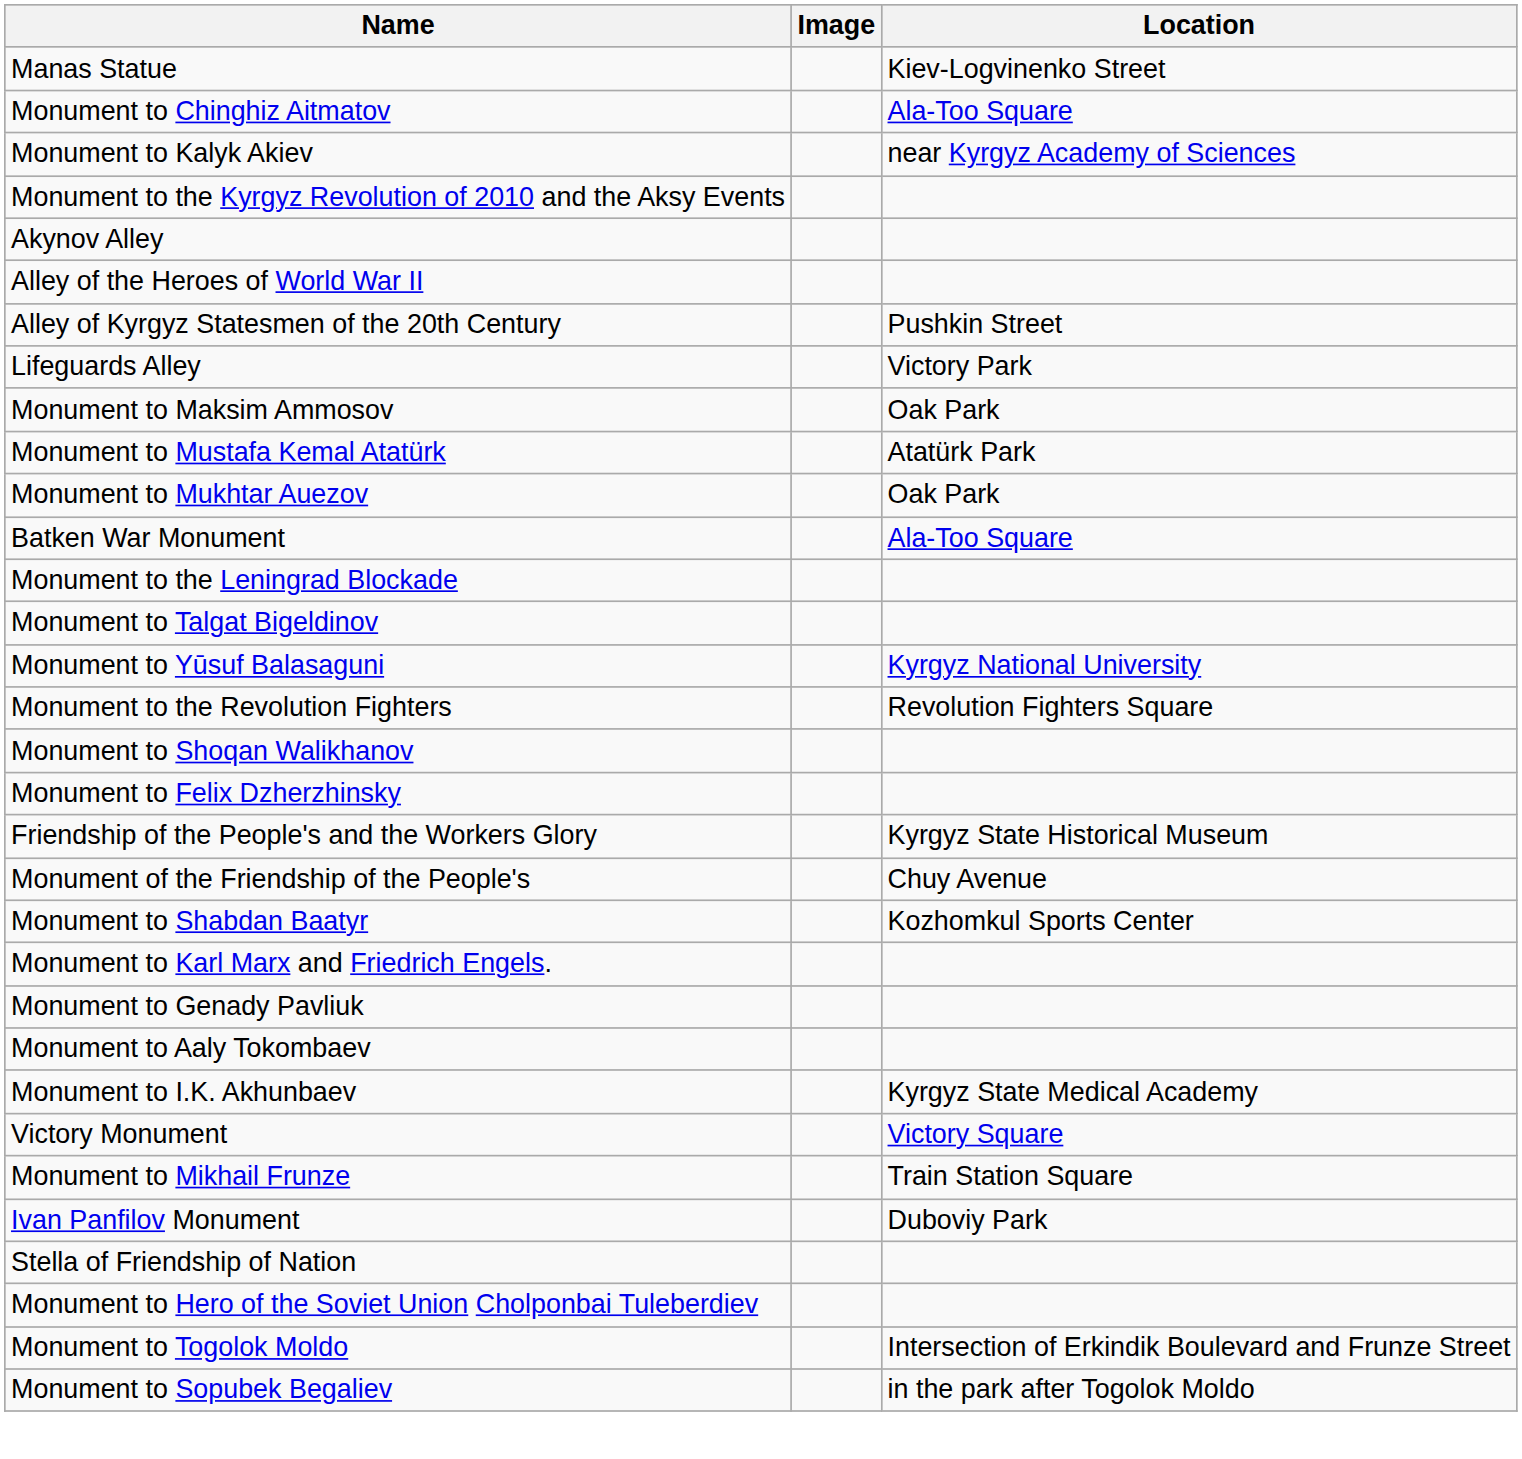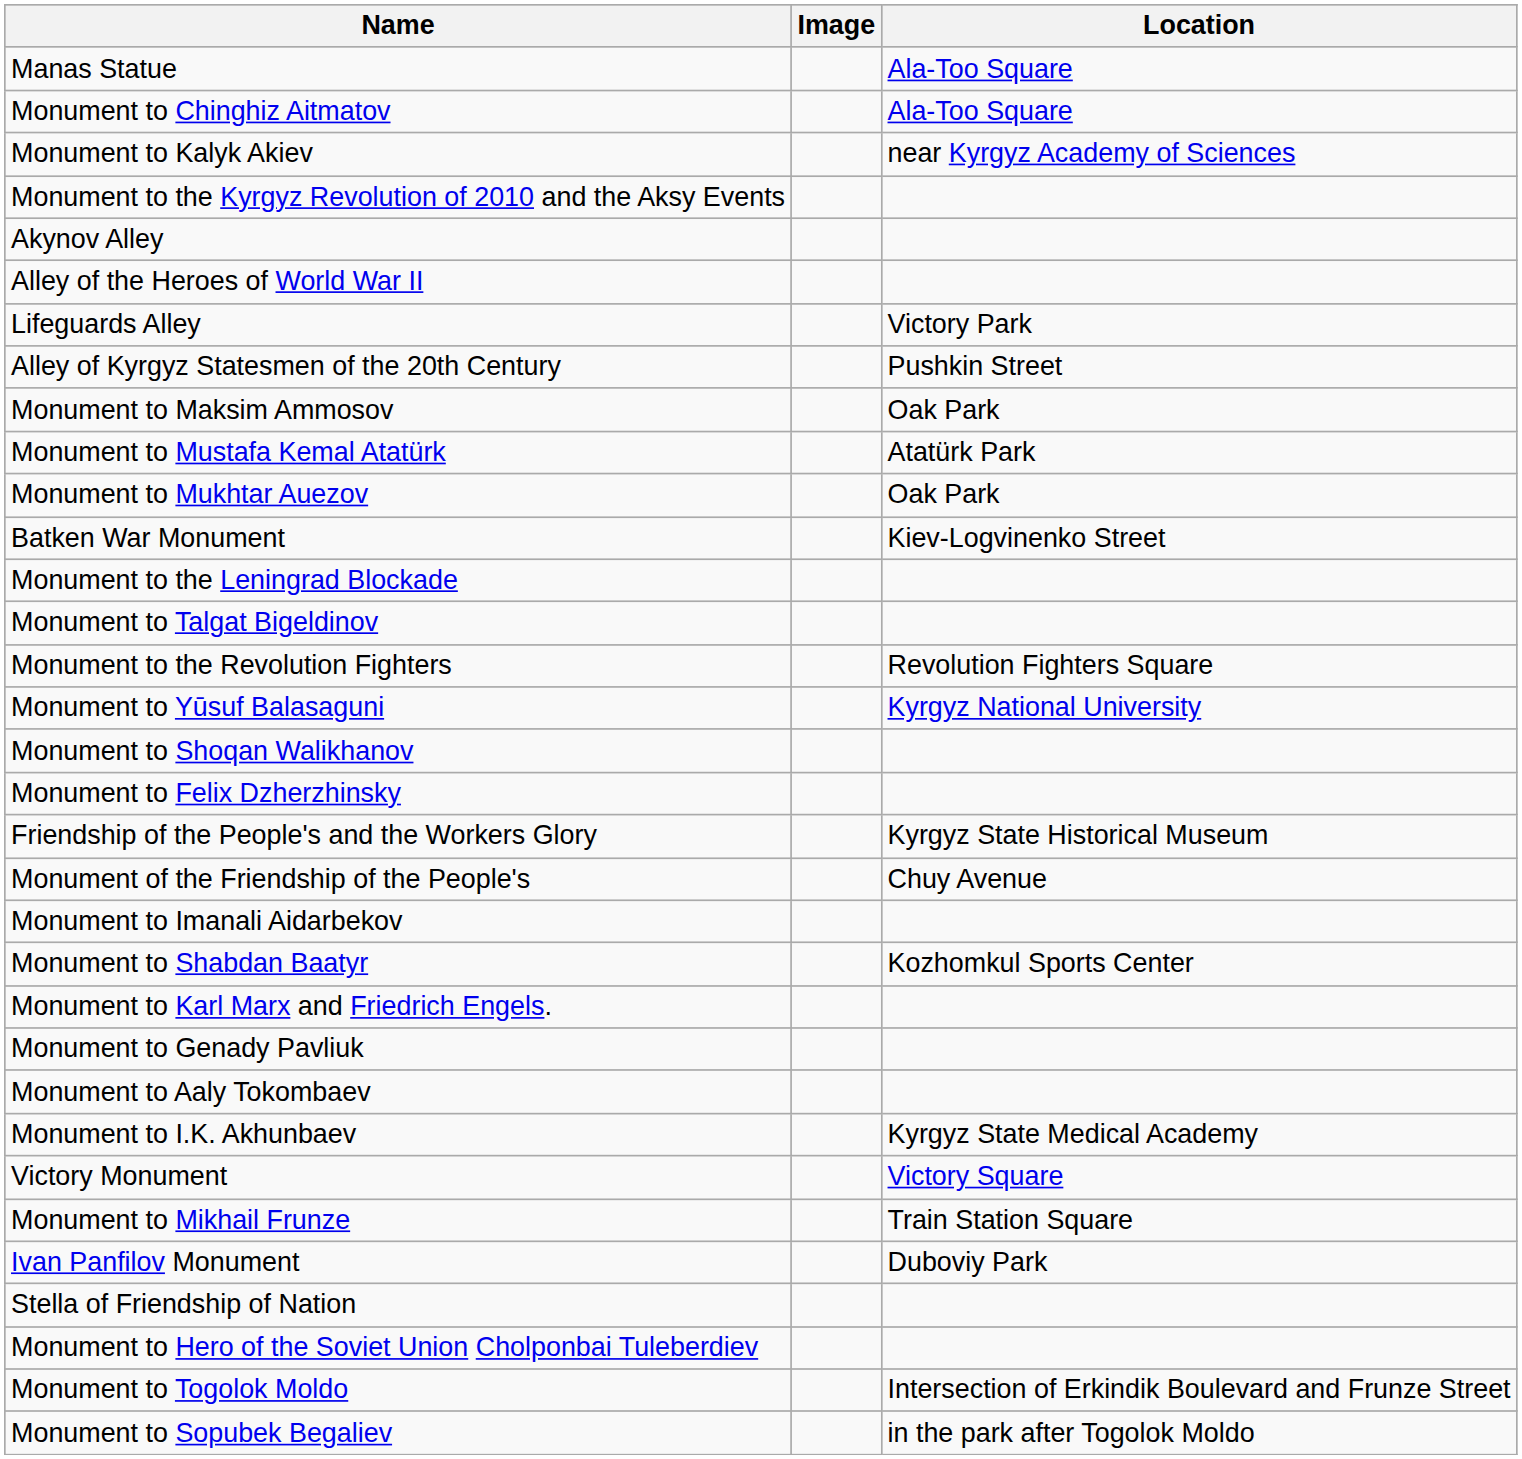(1026, 68) Kiev-Logvinenko Street -> (980, 68) Ala-Too Square
rows swapped: (286, 324) <-> (106, 366)
(980, 537) Ala-Too Square -> (1026, 537) Kiev-Logvinenko Street
rows swapped: (198, 665) <-> (231, 707)
+ row: (207, 921)
